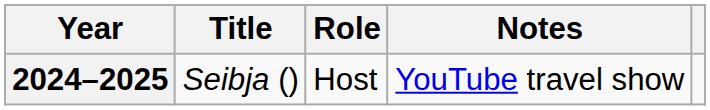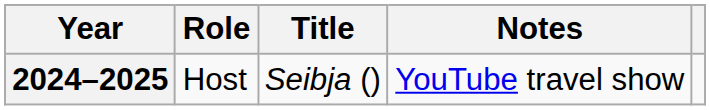columns swapped: (241, 29) <-> (347, 29)
